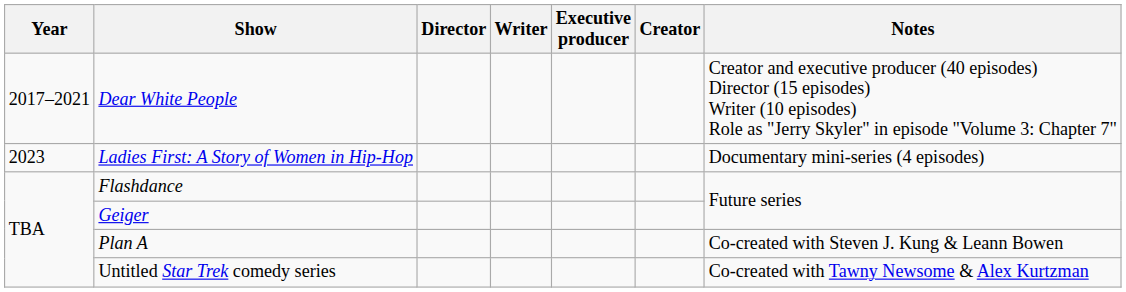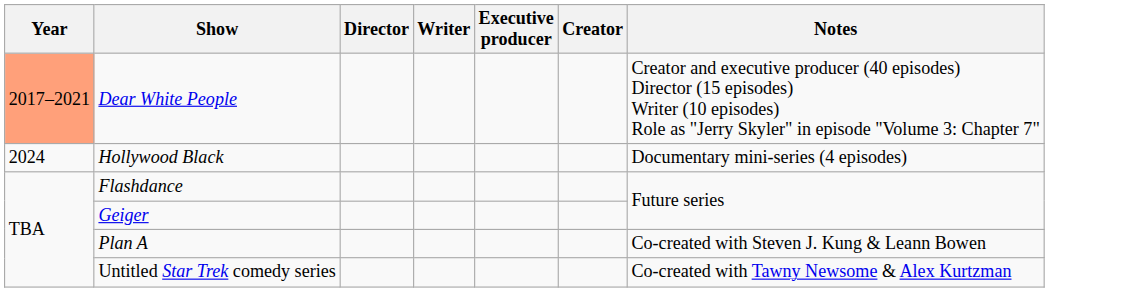(49, 98) no background -> (49, 98) lightsalmon background
- row: (256, 157)
+ row: (161, 157)
